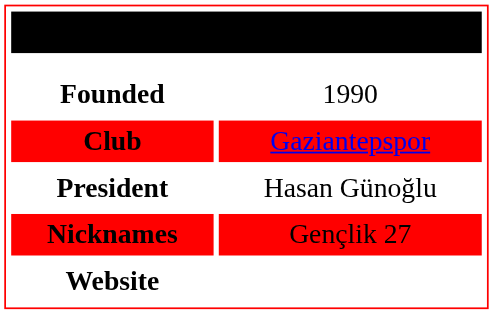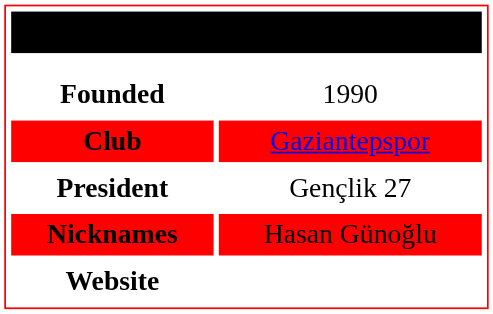(350, 187) Hasan Günoğlu -> (350, 187) Gençlik 27
(350, 234) Gençlik 27 -> (350, 234) Hasan Günoğlu
